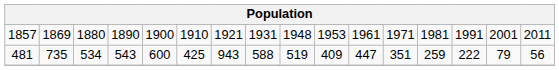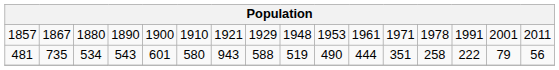(57, 34) 1869 -> (57, 34) 1867
(263, 34) 1931 -> (263, 34) 1929
(435, 34) 1981 -> (435, 34) 1978
(160, 55) 600 -> (160, 55) 601
(194, 55) 425 -> (194, 55) 580
(332, 55) 409 -> (332, 55) 490
(366, 55) 447 -> (366, 55) 444
(435, 55) 259 -> (435, 55) 258
